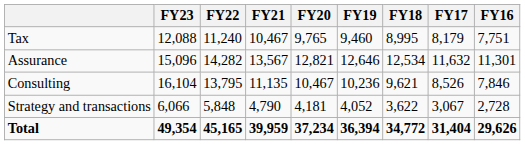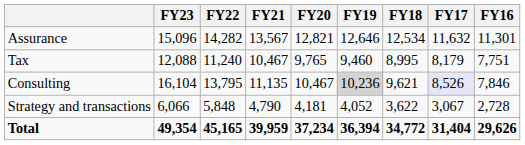rows swapped: (37, 60) <-> (18, 38)
(360, 83) no background -> (360, 83) lightgrey background
(448, 83) no background -> (448, 83) lavender background
